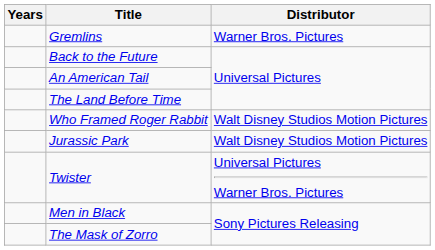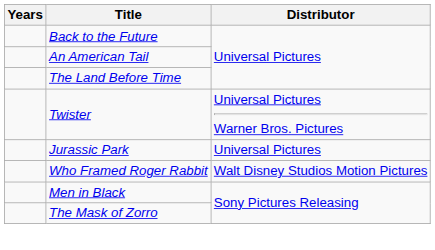- row: (76, 36)
rows swapped: (128, 120) <-> (70, 177)
(321, 141) Walt Disney Studios Motion Pictures -> (267, 150) Universal Pictures
